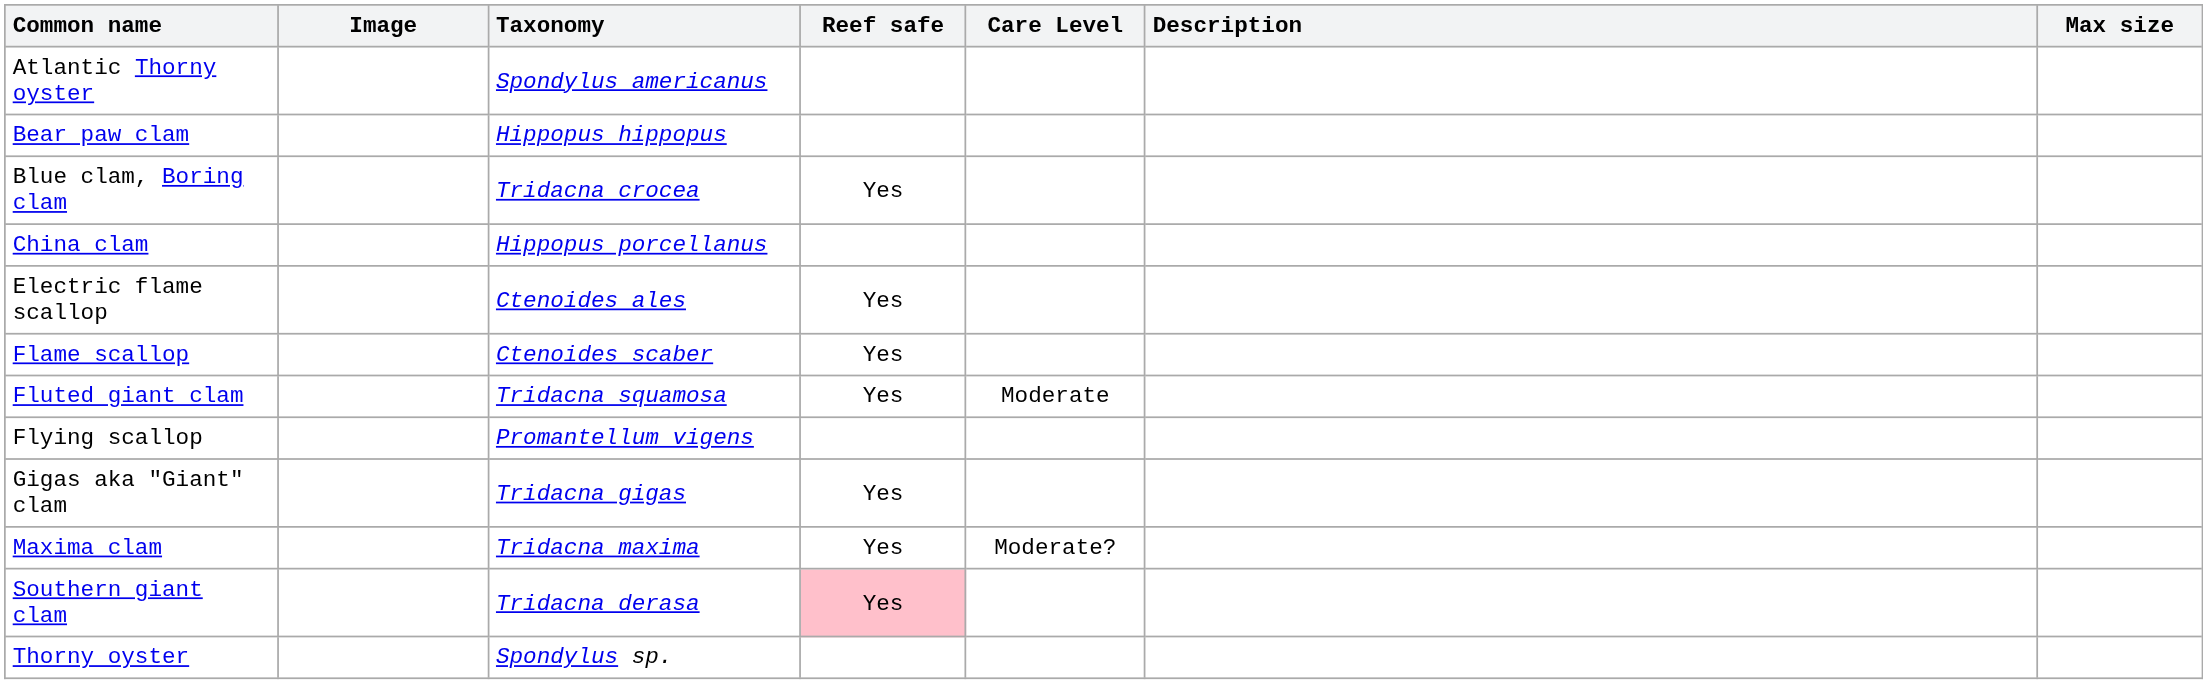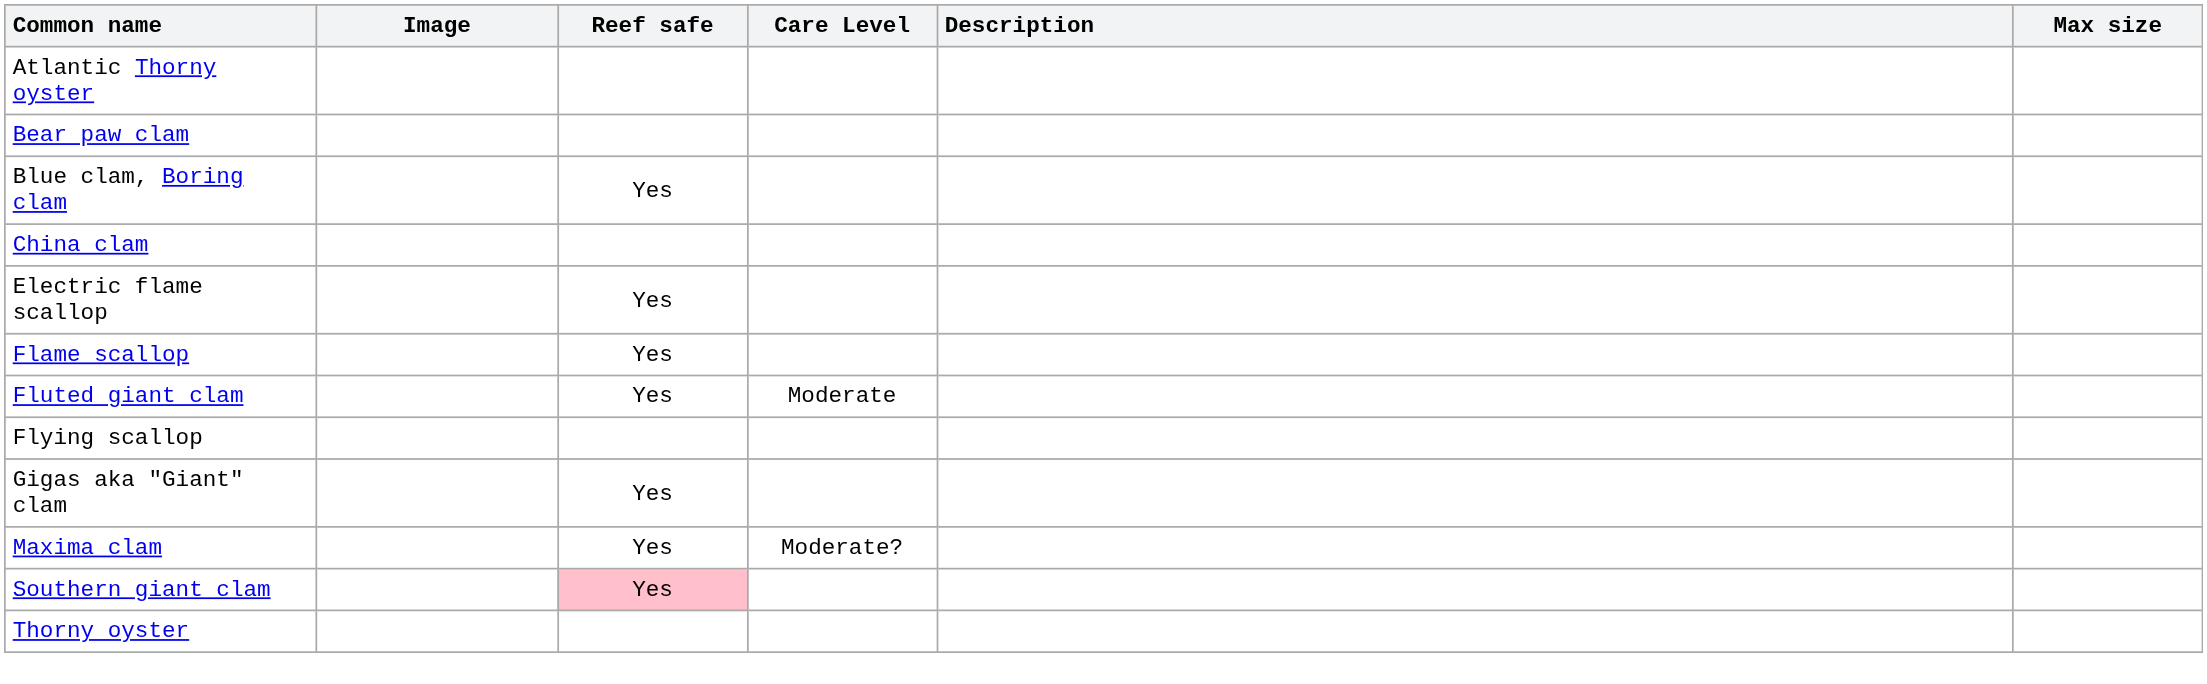- column: (550, 26)
